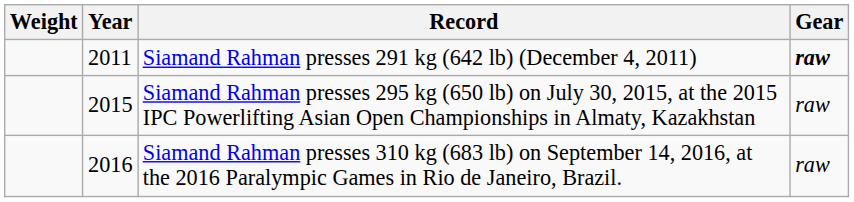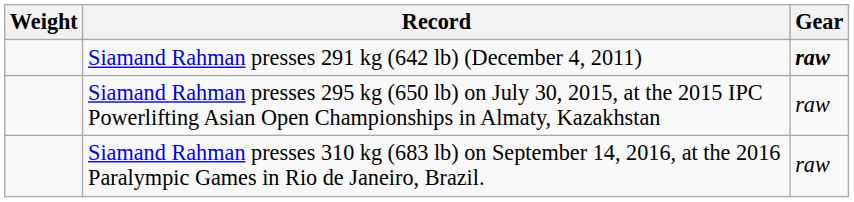- column: (110, 22)
